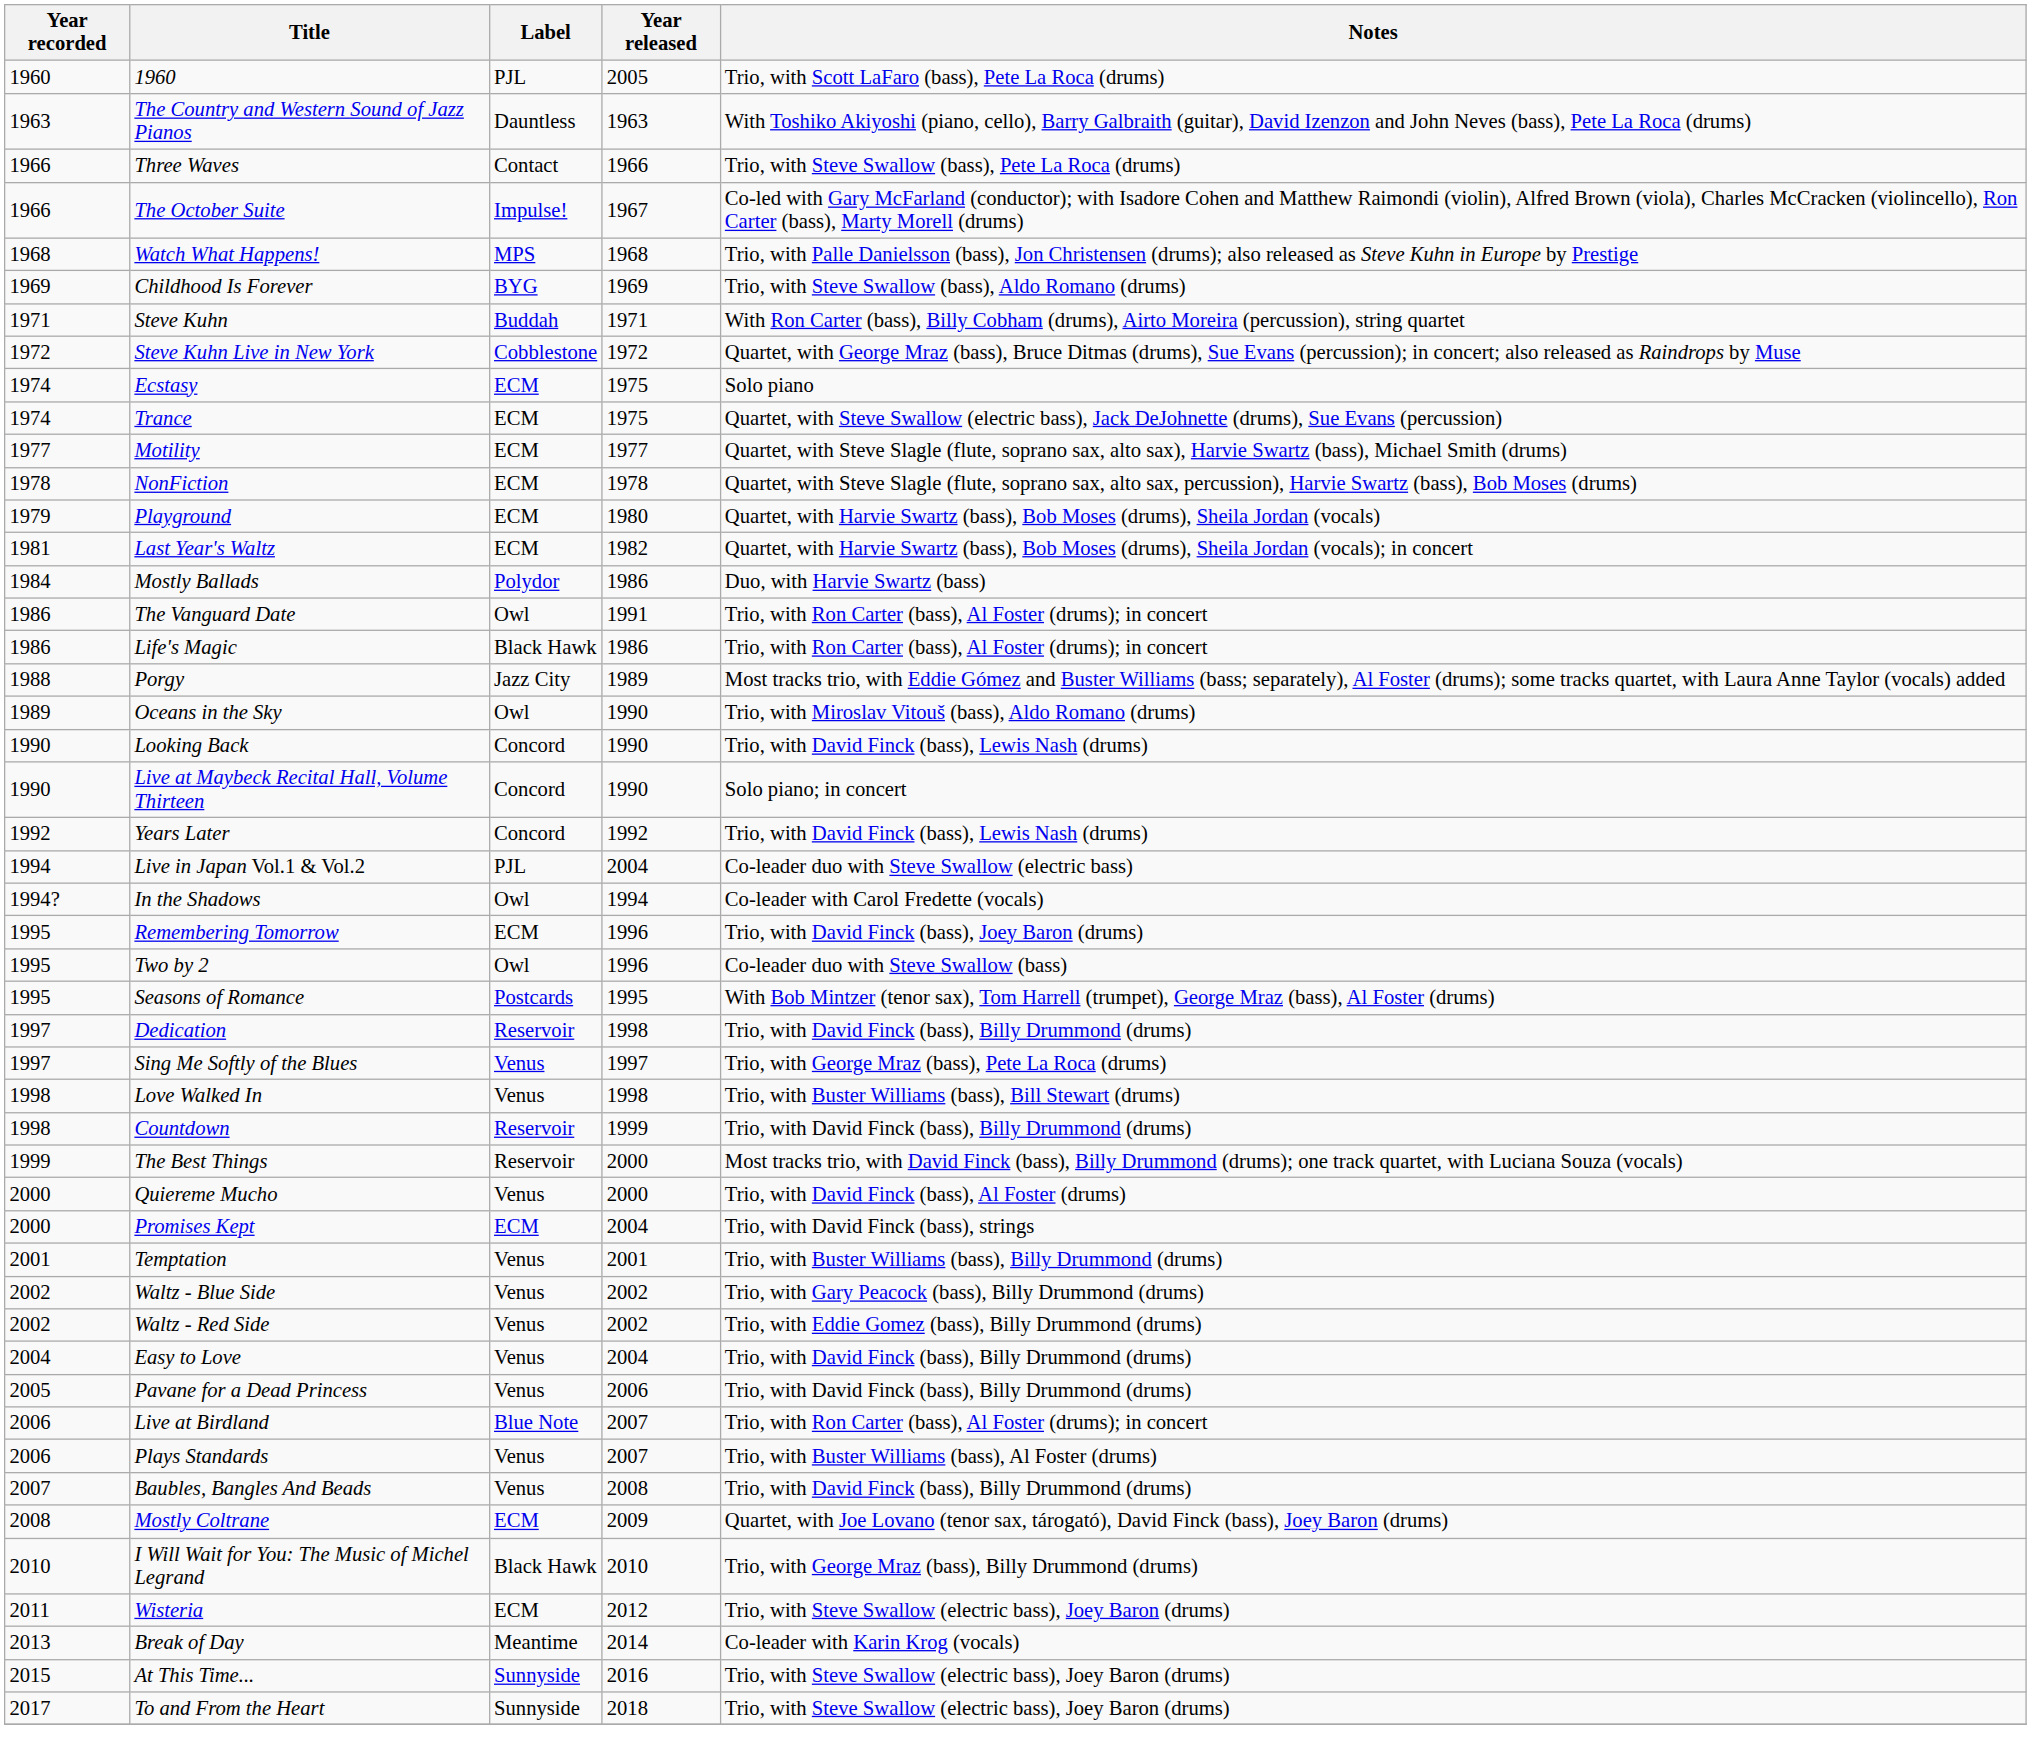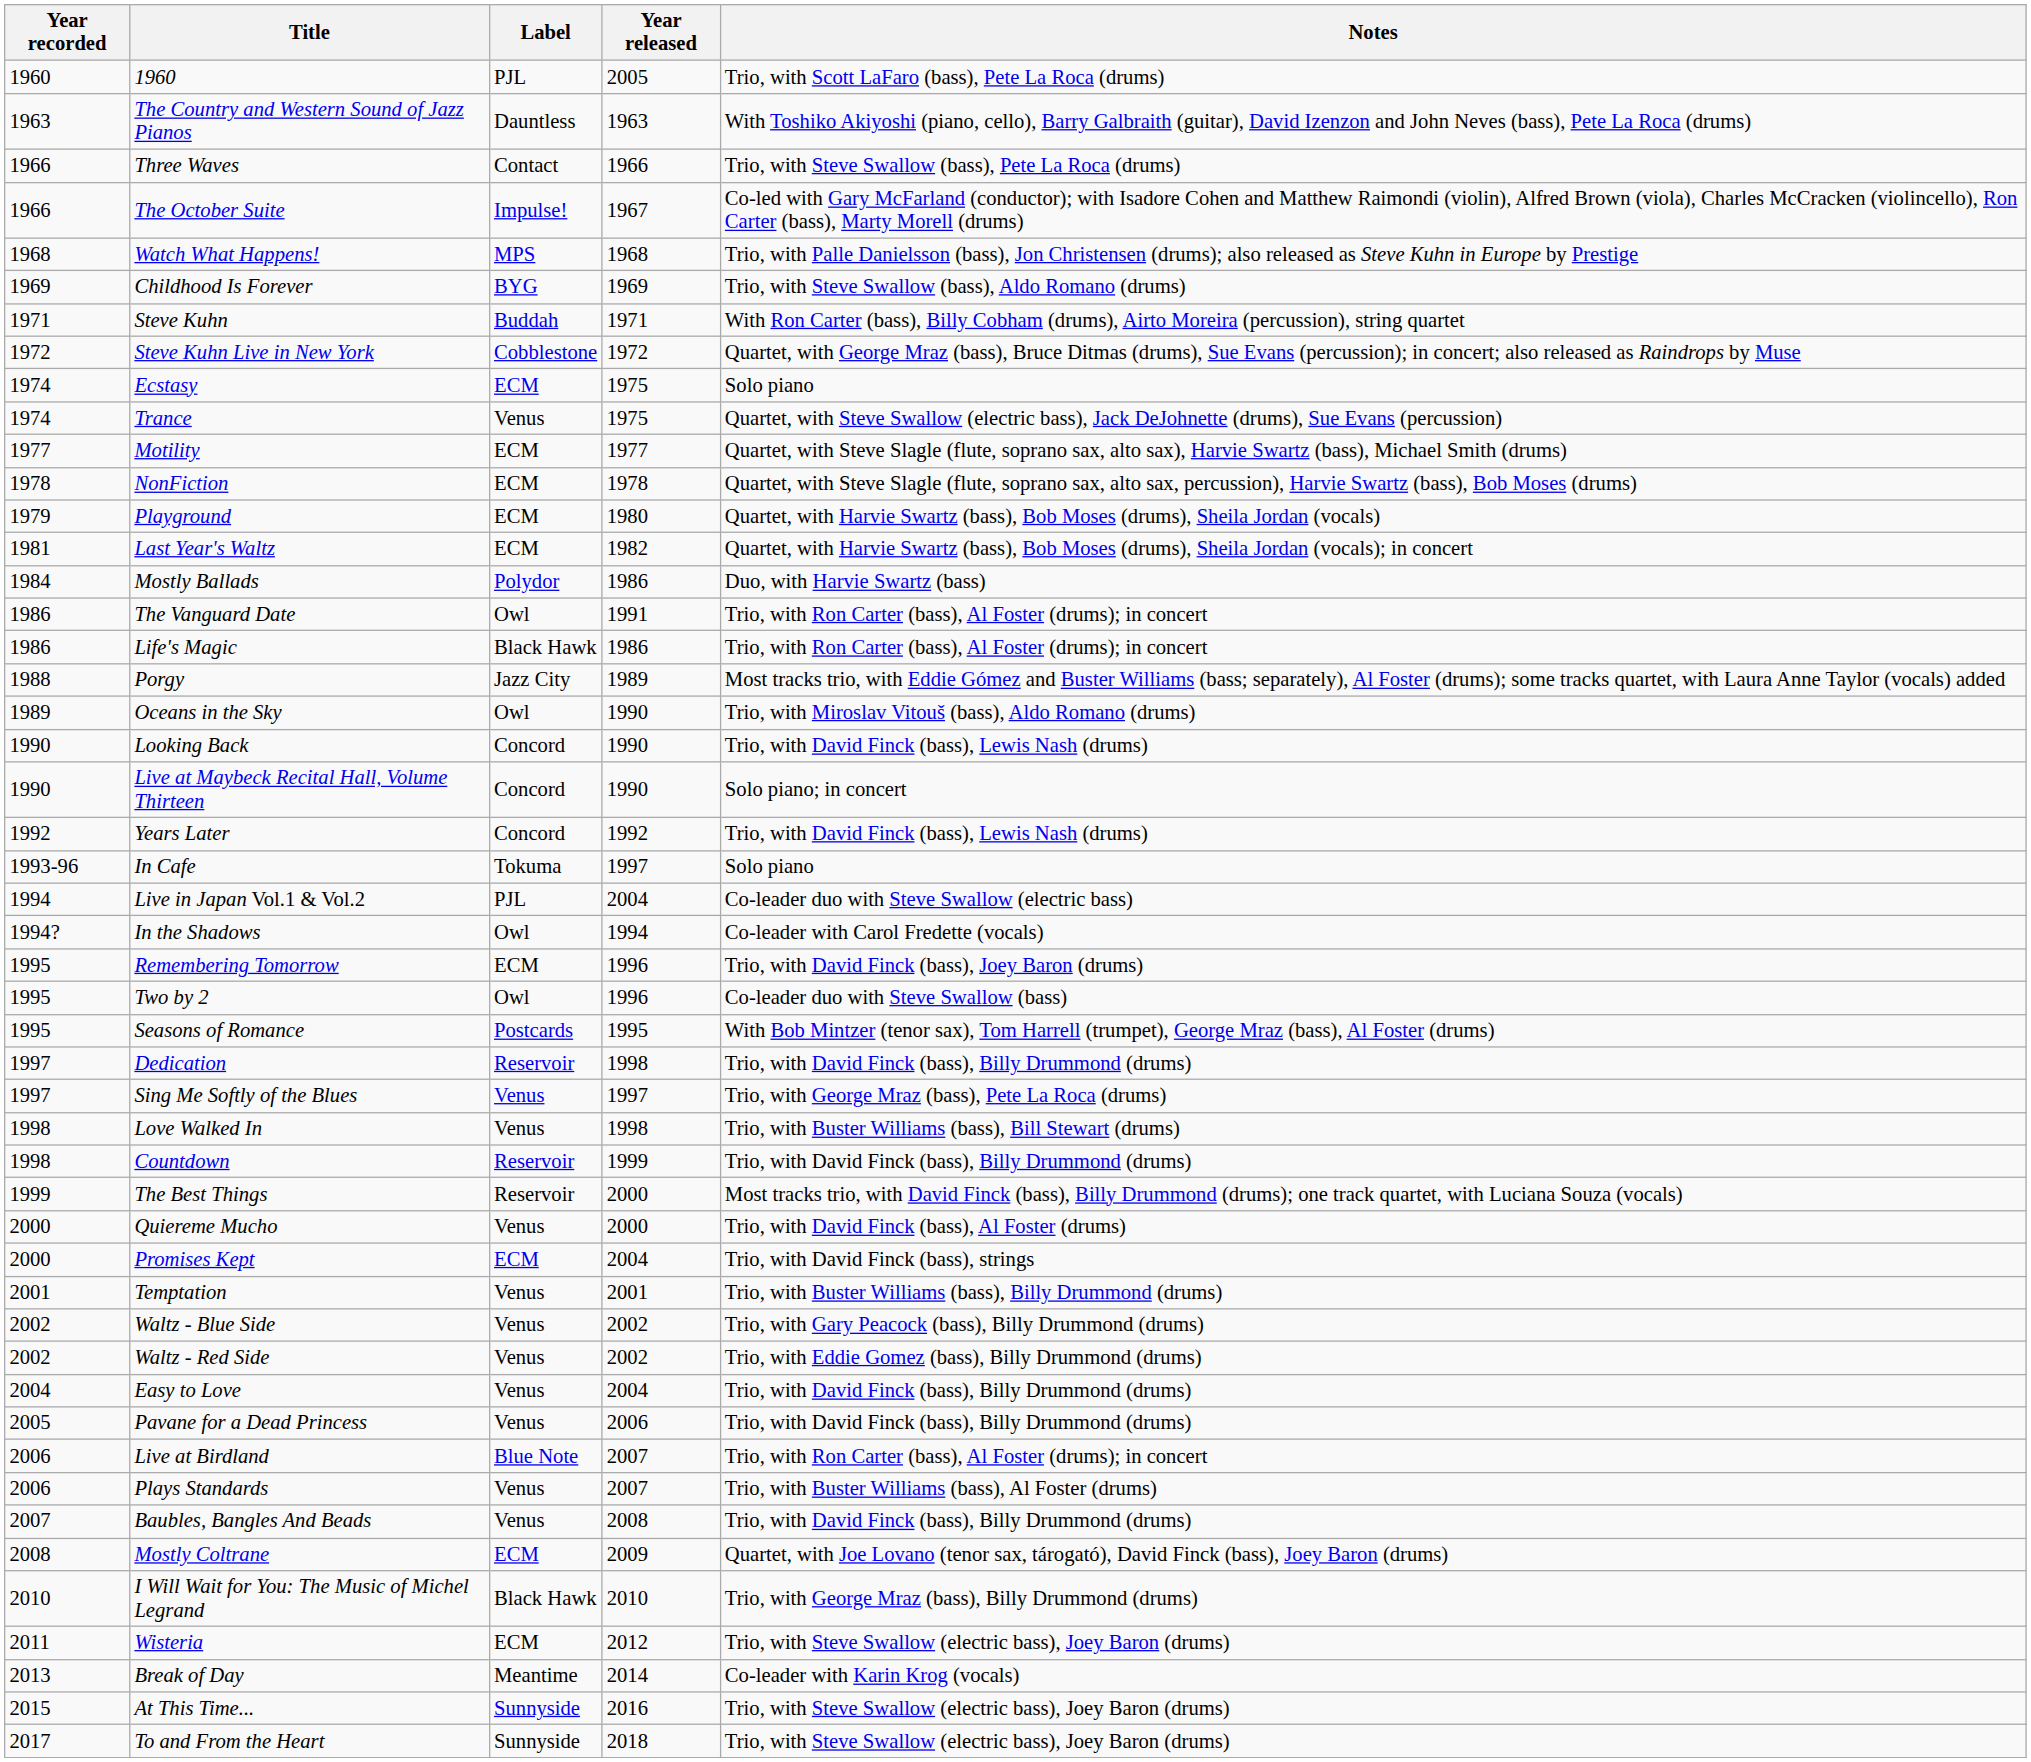(516, 417) ECM -> (519, 417) Venus
+ row: (165, 866)
